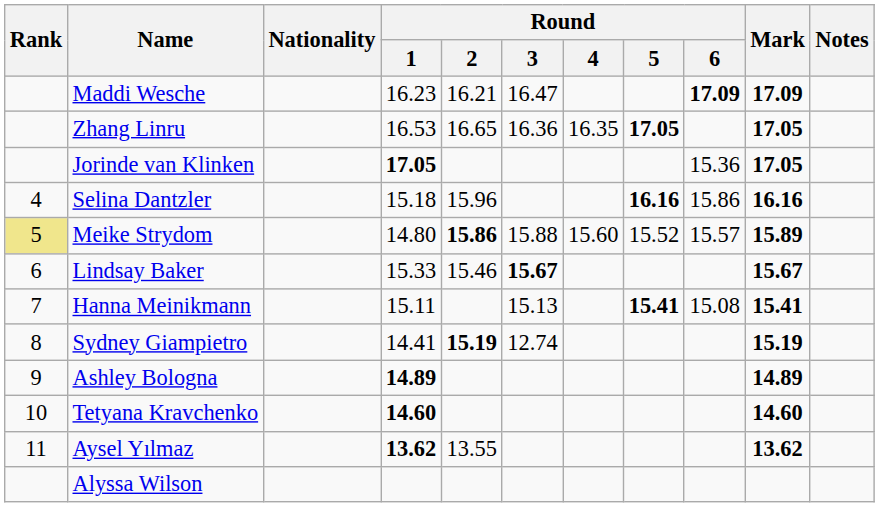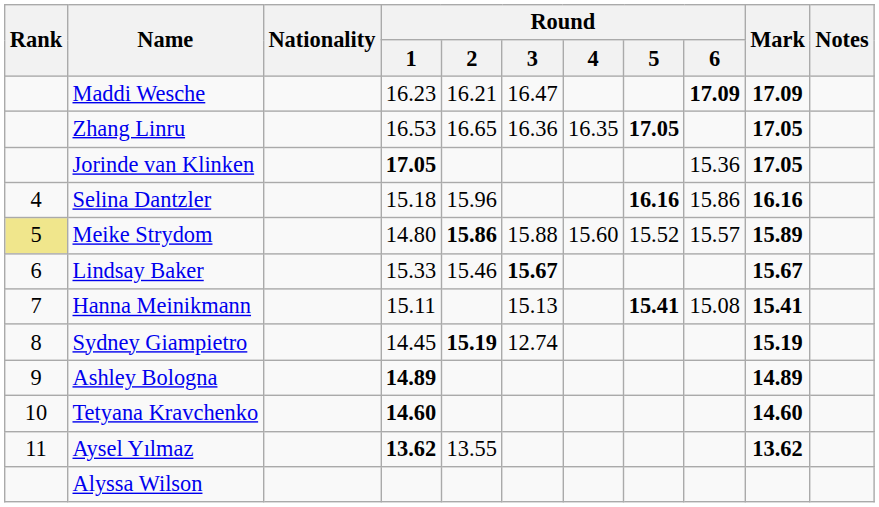(411, 341) 14.41 -> (411, 341) 14.45
